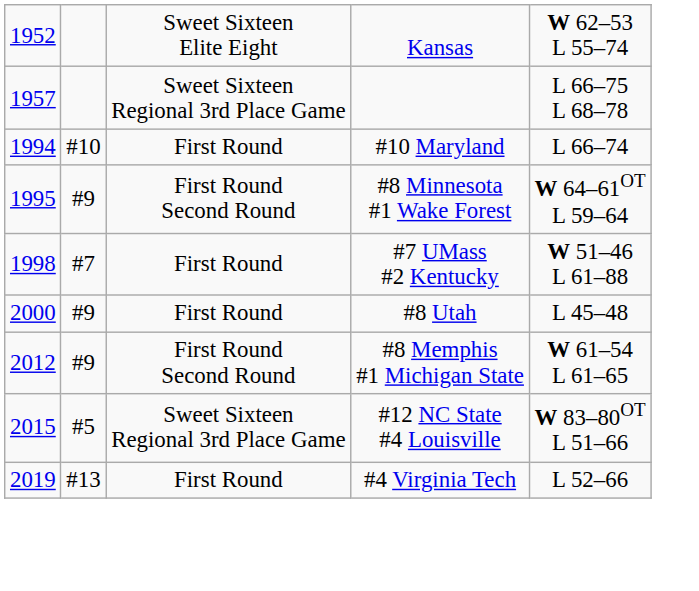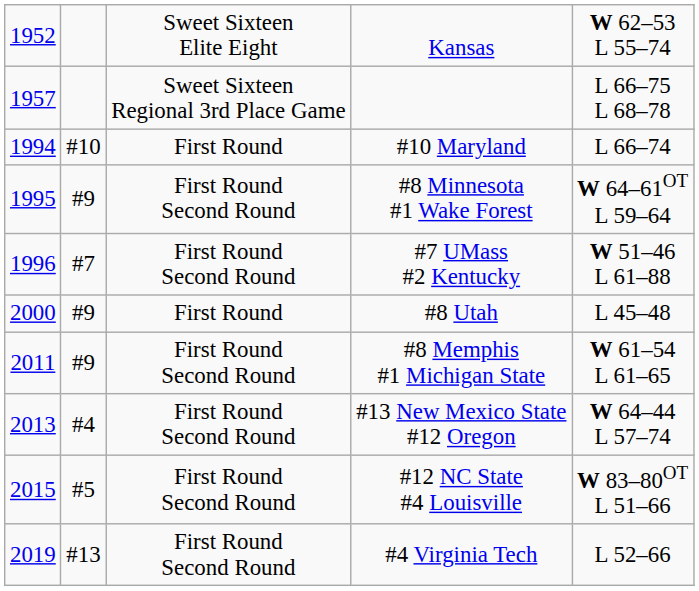(33, 264) 1998 -> (33, 264) 1996
(228, 264) First Round -> (228, 264) First Round Second Round
(33, 362) 2012 -> (33, 362) 2011
+ row: (461, 424)
(228, 427) Sweet Sixteen Regional 3rd Place Game -> (228, 489) First Round Second Round
(228, 479) First Round -> (228, 554) First Round Second Round
